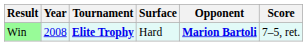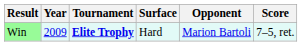(55, 31) 2008 -> (55, 31) 2009
(219, 31) bold -> (217, 31) normal
